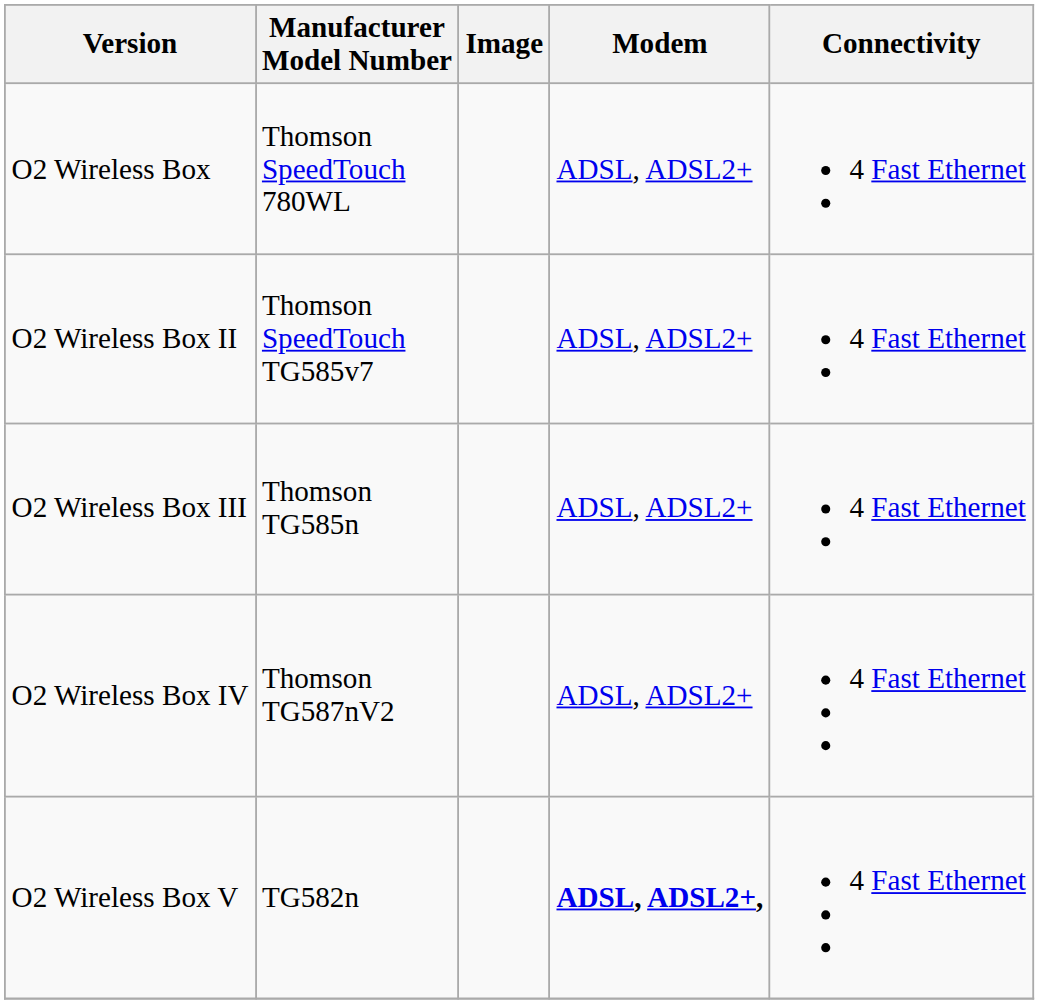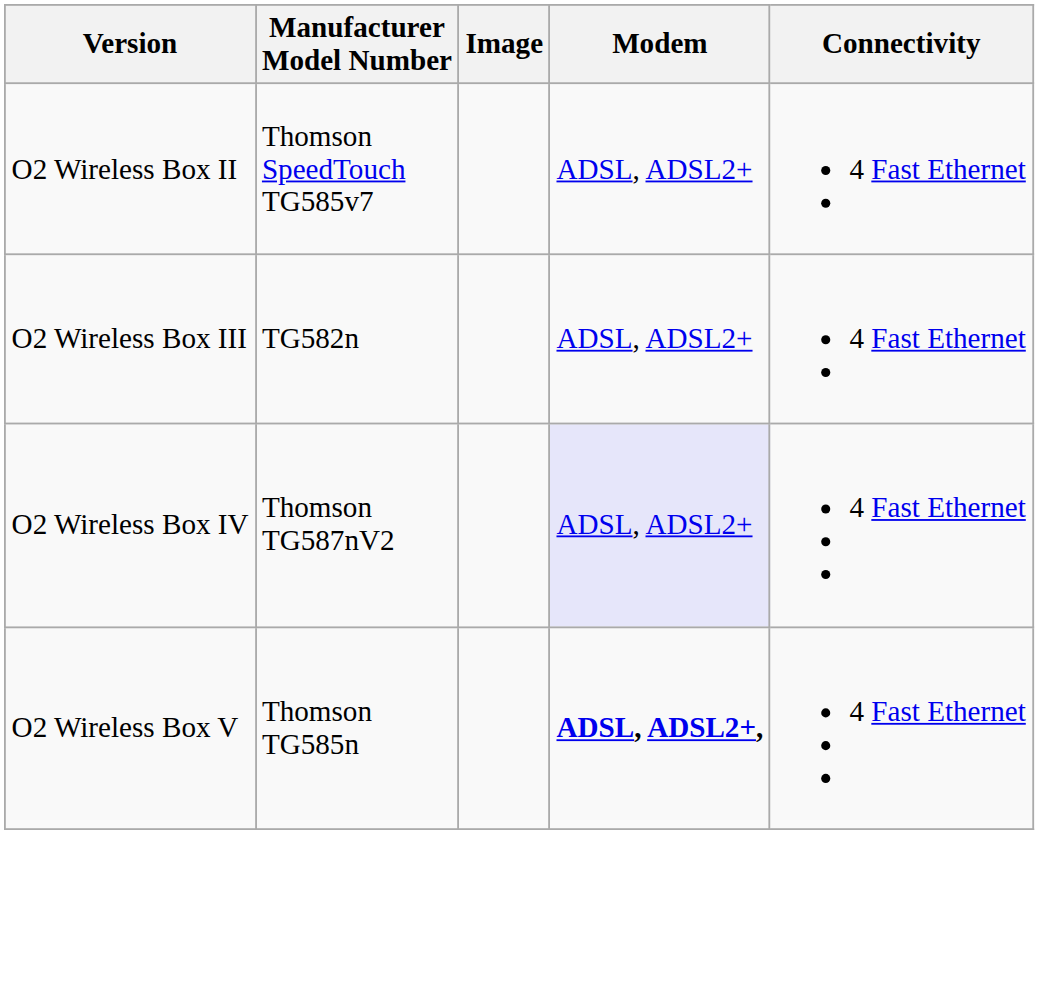- row: (111, 168)
(317, 508) Thomson TG585n -> (310, 338) TG582n
(655, 694) no background -> (655, 524) lavender background
(310, 897) TG582n -> (317, 727) Thomson TG585n
